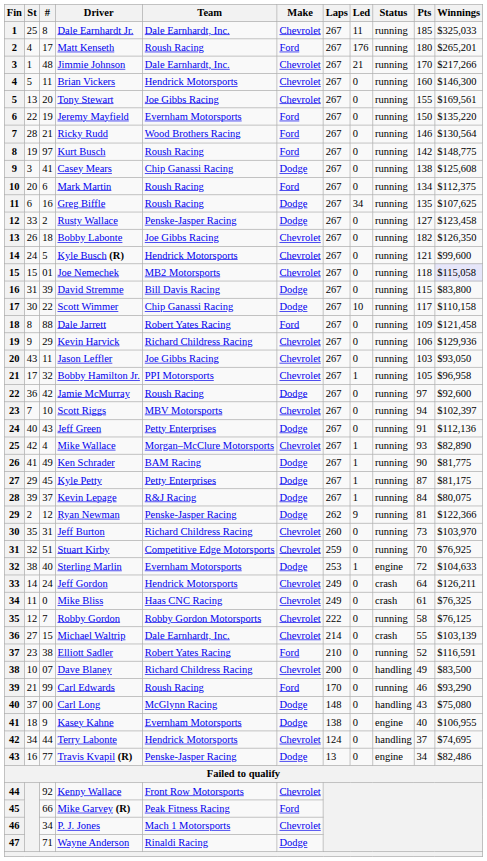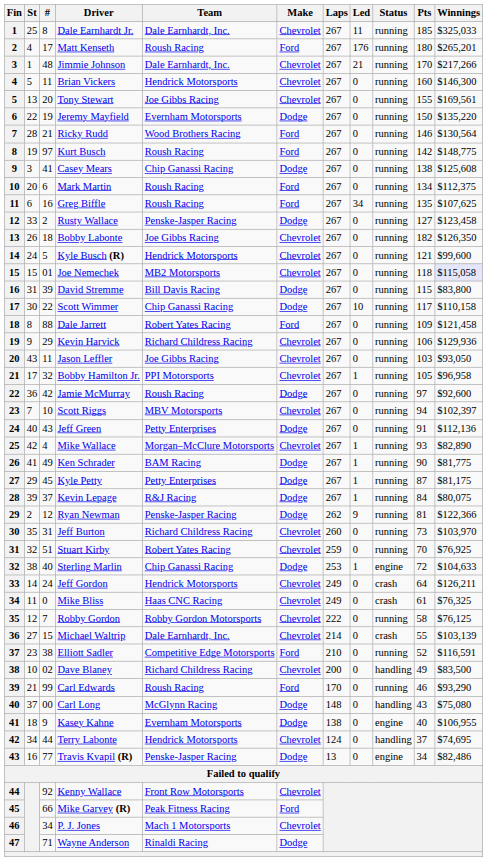(289, 117) Ford -> (293, 117) Dodge
(293, 203) Dodge -> (289, 203) Ford
(210, 549) Competitive Edge Motorsports -> (188, 549) Robert Yates Racing
(193, 566) Evernham Motorsports -> (189, 566) Chip Ganassi Racing
(188, 653) Robert Yates Racing -> (210, 653) Competitive Edge Motorsports
(47, 670) 07 -> (47, 670) 02
